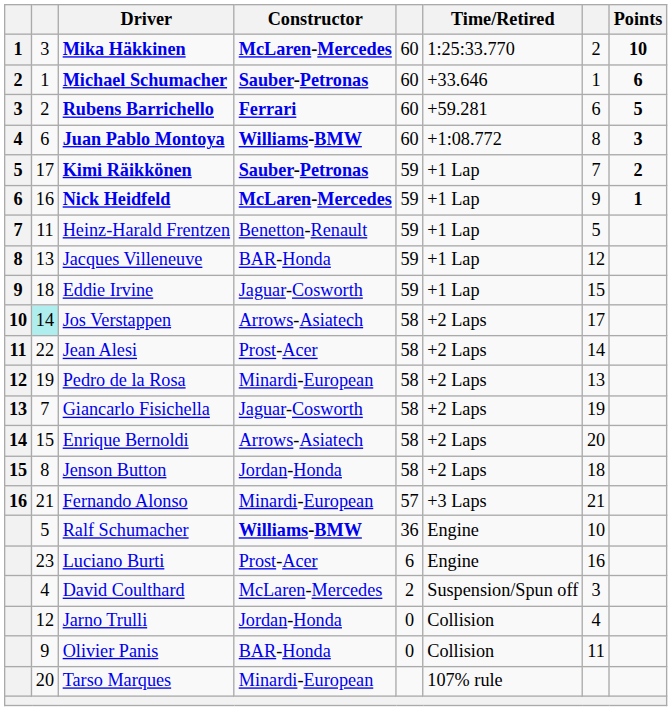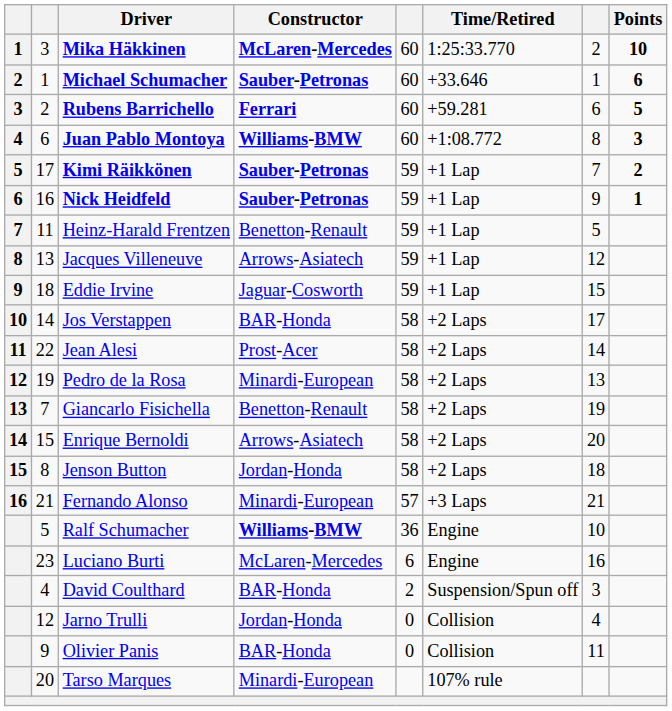(315, 199) McLaren-Mercedes -> (303, 199) Sauber-Petronas
(285, 259) BAR-Honda -> (301, 259) Arrows-Asiatech
(45, 319) paleturquoise background -> (45, 319) no background
(301, 319) Arrows-Asiatech -> (285, 319) BAR-Honda
(301, 409) Jaguar-Cosworth -> (303, 409) Benetton-Renault
(278, 560) Prost-Acer -> (311, 560) McLaren-Mercedes
(311, 590) McLaren-Mercedes -> (285, 590) BAR-Honda
